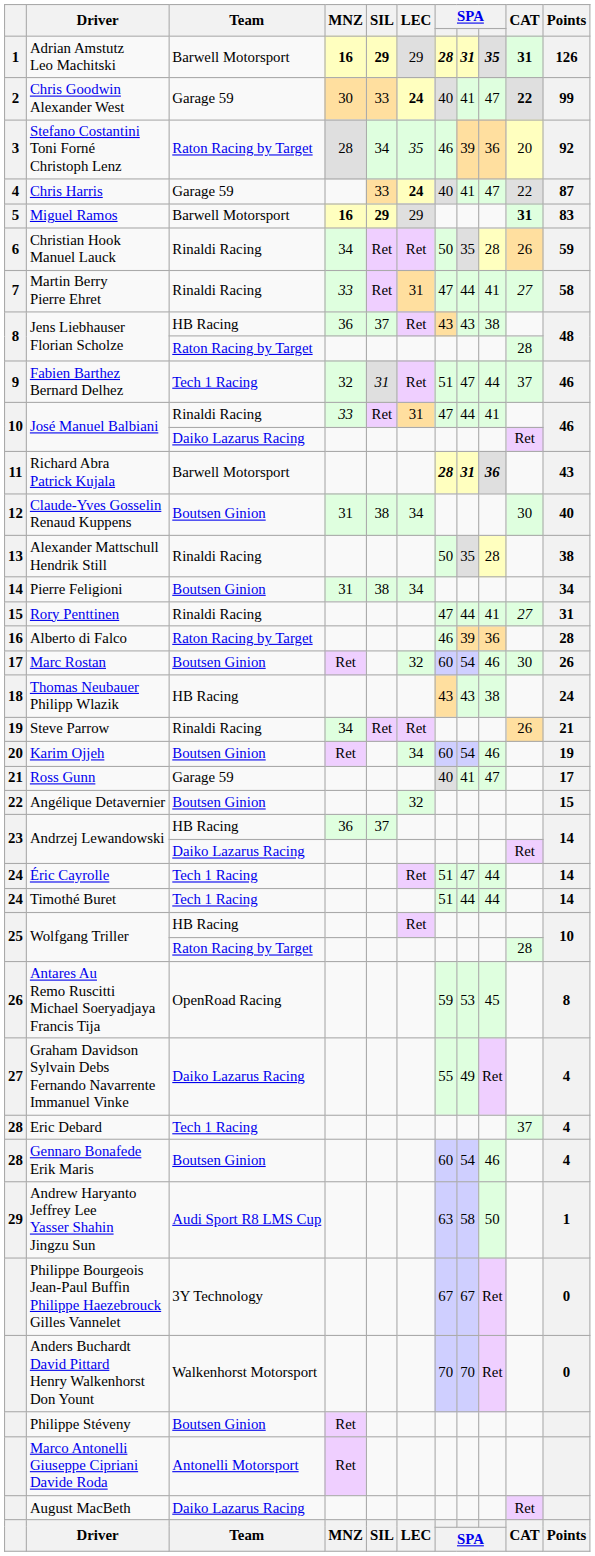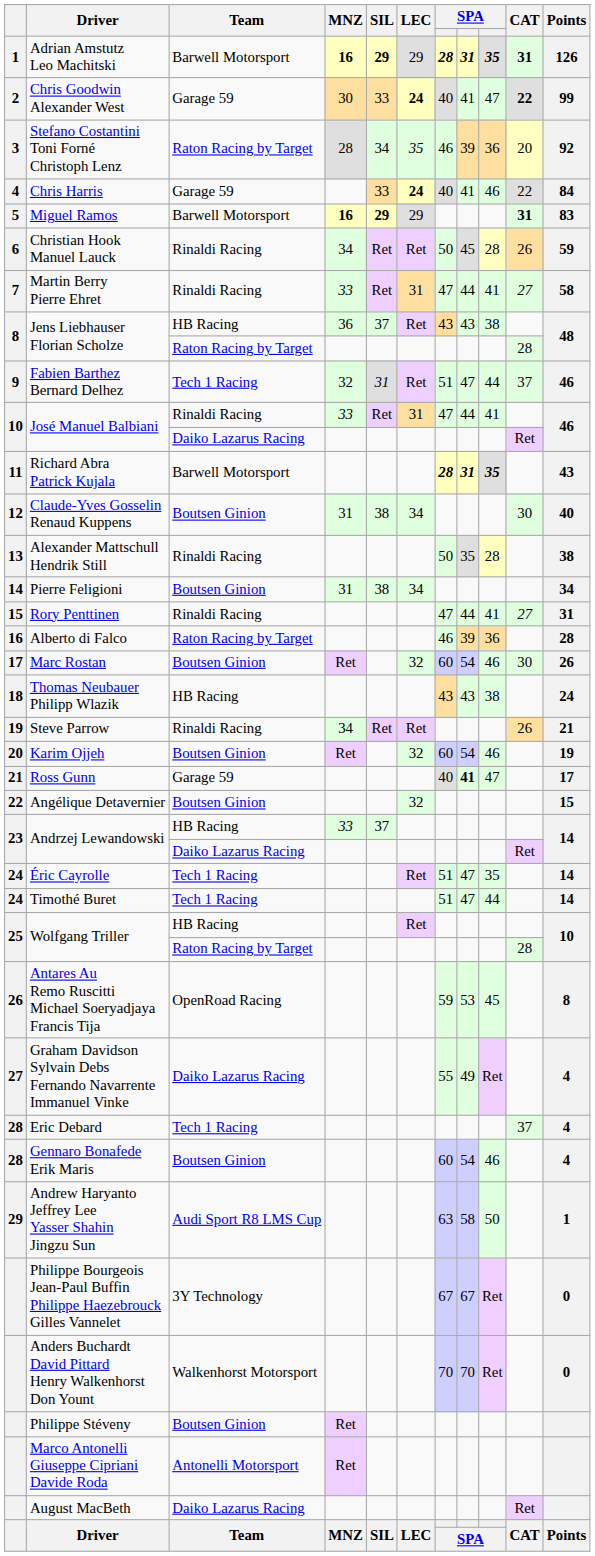(492, 190) 47 -> (492, 190) 46
(567, 190) 87 -> (567, 190) 84
(468, 248) 35 -> (468, 248) 45
(492, 472) 36 -> (492, 472) 35
(416, 753) 34 -> (416, 753) 32
(468, 777) normal -> (468, 777) bold
(346, 826) 36 -> (346, 826) 33
(492, 875) 44 -> (492, 875) 35
(468, 899) 44 -> (468, 899) 47
